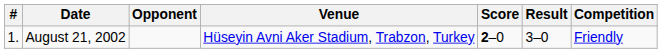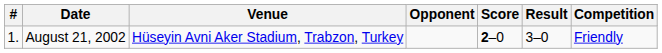columns swapped: (339, 15) <-> (164, 15)
